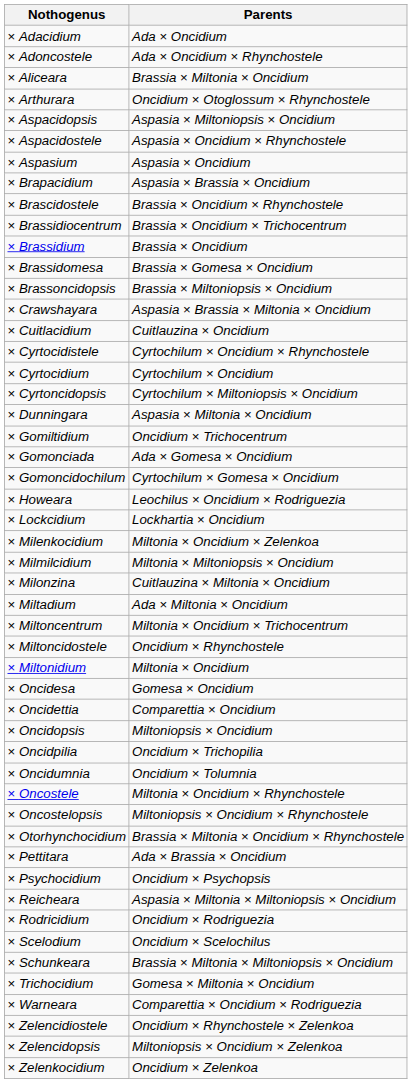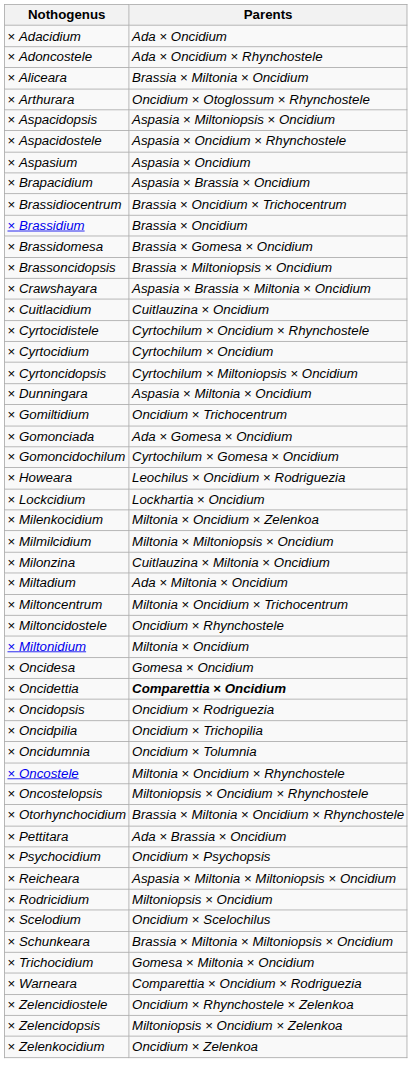- row: (53, 204)
(204, 710) normal -> (209, 688) bold
(202, 731) Miltoniopsis × Oncidium -> (203, 710) Oncidium × Rodriguezia
(203, 920) Oncidium × Rodriguezia -> (202, 899) Miltoniopsis × Oncidium
